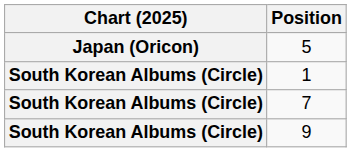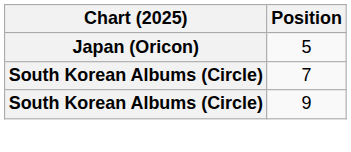- row: (307, 75)
